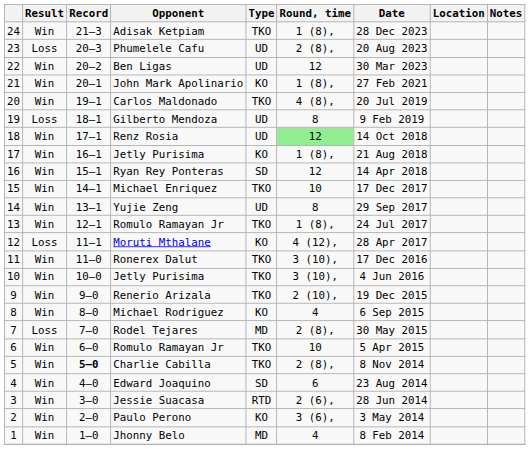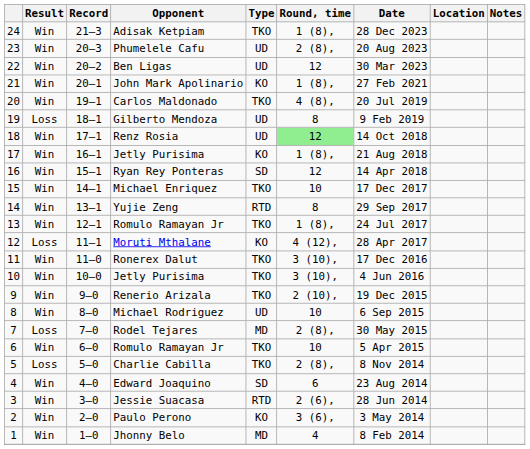(45, 48) Loss -> (45, 48) Win
(261, 207) UD -> (261, 207) RTD
(261, 312) KO -> (261, 312) UD
(315, 312) 4 -> (315, 312) 10
(45, 365) Win -> (45, 365) Loss
(89, 365) bold -> (89, 365) normal
